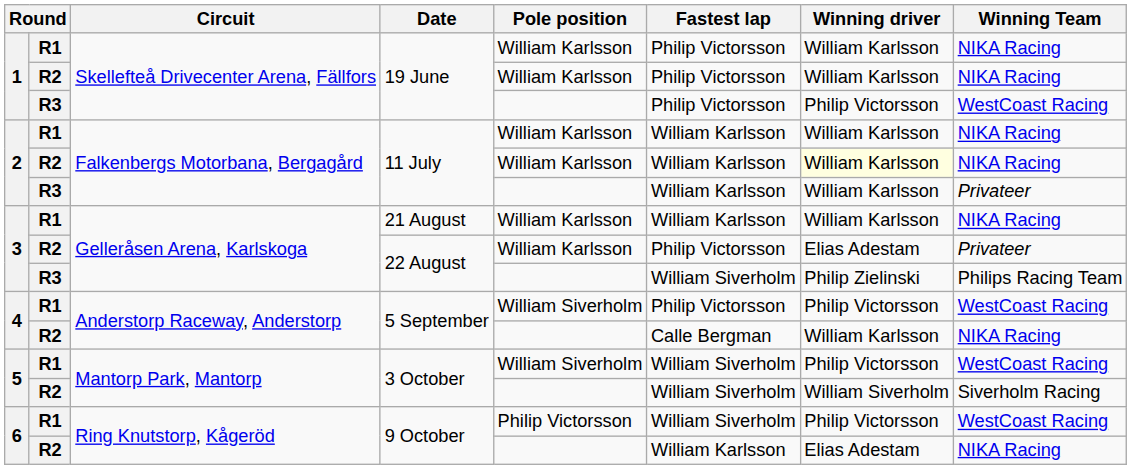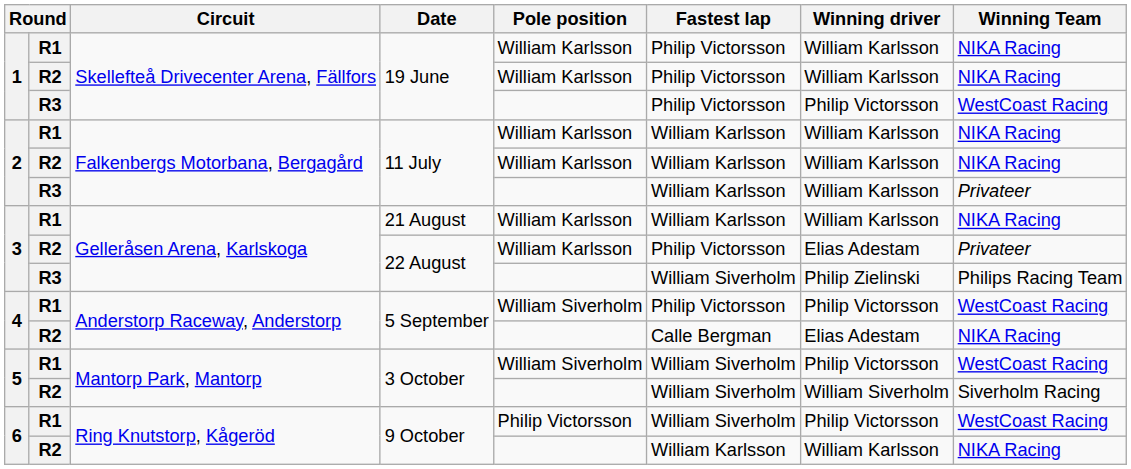(872, 162) lightyellow background -> (872, 162) no background
(872, 335) William Karlsson -> (862, 335) Elias Adestam
(862, 450) Elias Adestam -> (872, 450) William Karlsson
